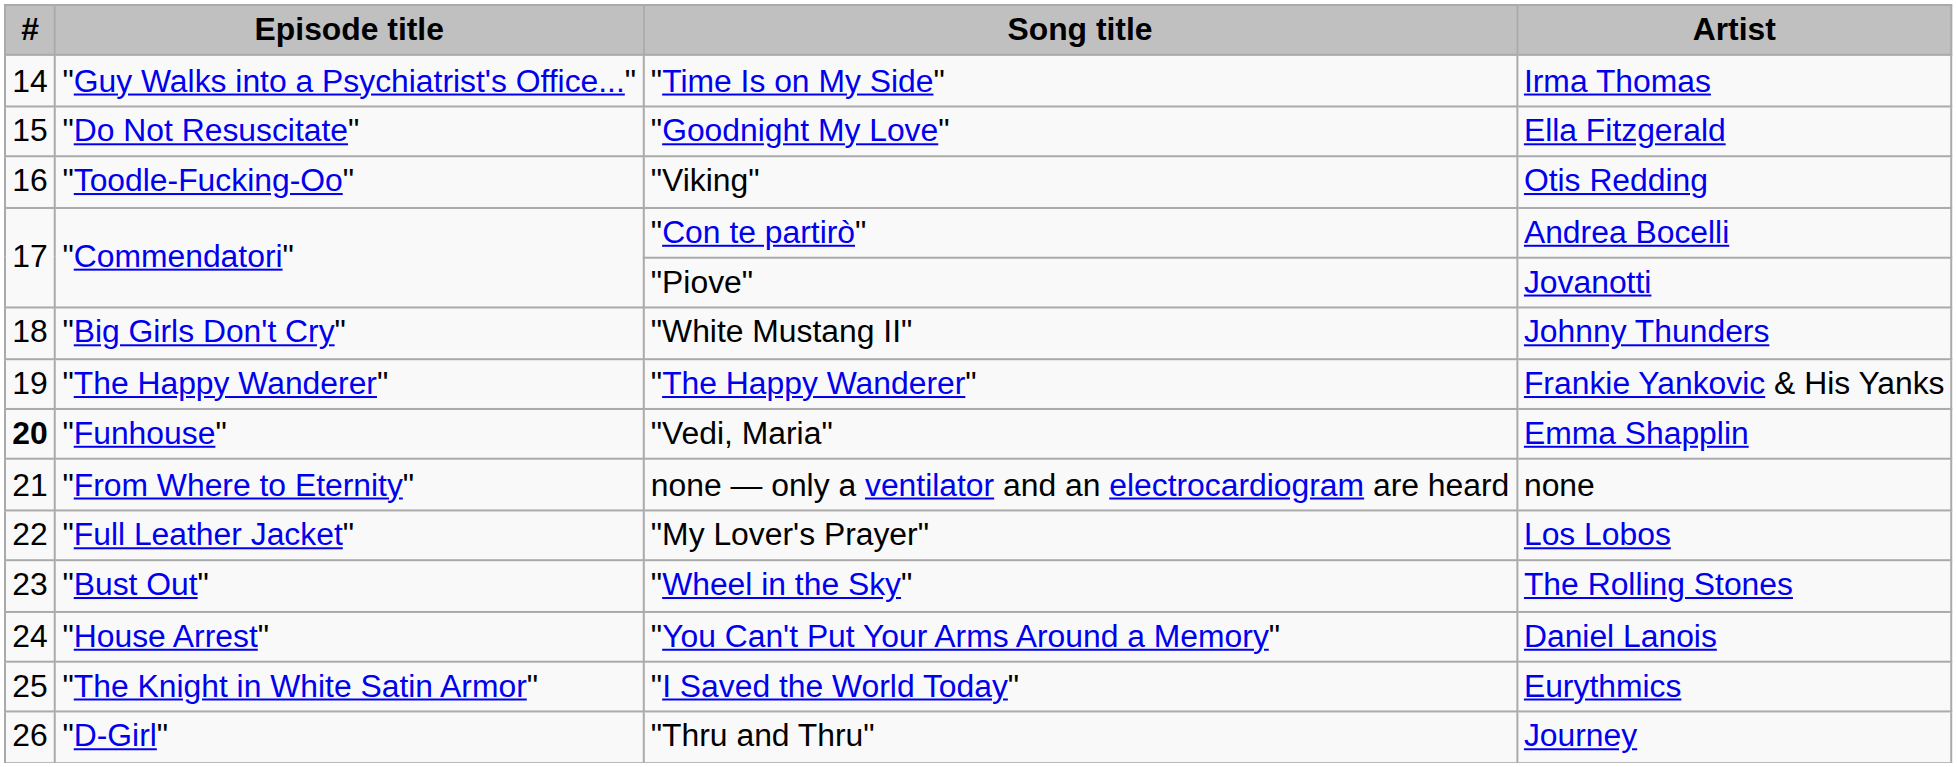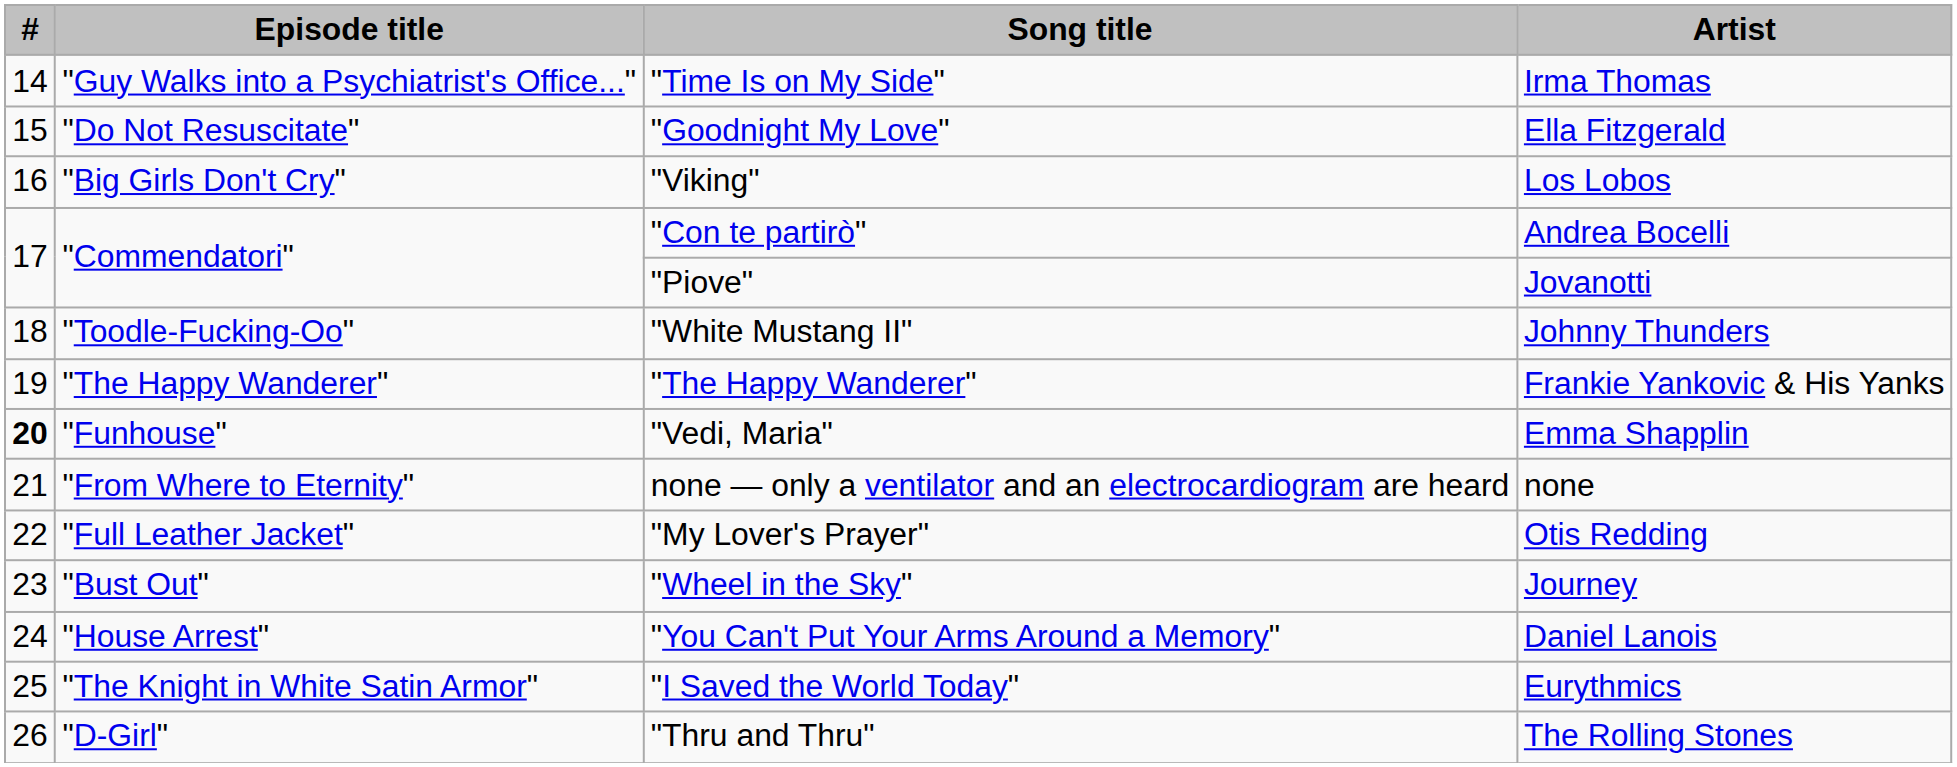(208, 181) "Toodle-Fucking-Oo" -> (204, 181) "Big Girls Don't Cry"
(1616, 181) Otis Redding -> (1597, 181) Los Lobos
(204, 332) "Big Girls Don't Cry" -> (208, 332) "Toodle-Fucking-Oo"
(1597, 534) Los Lobos -> (1616, 534) Otis Redding
(1658, 585) The Rolling Stones -> (1581, 585) Journey
(1581, 736) Journey -> (1658, 736) The Rolling Stones
